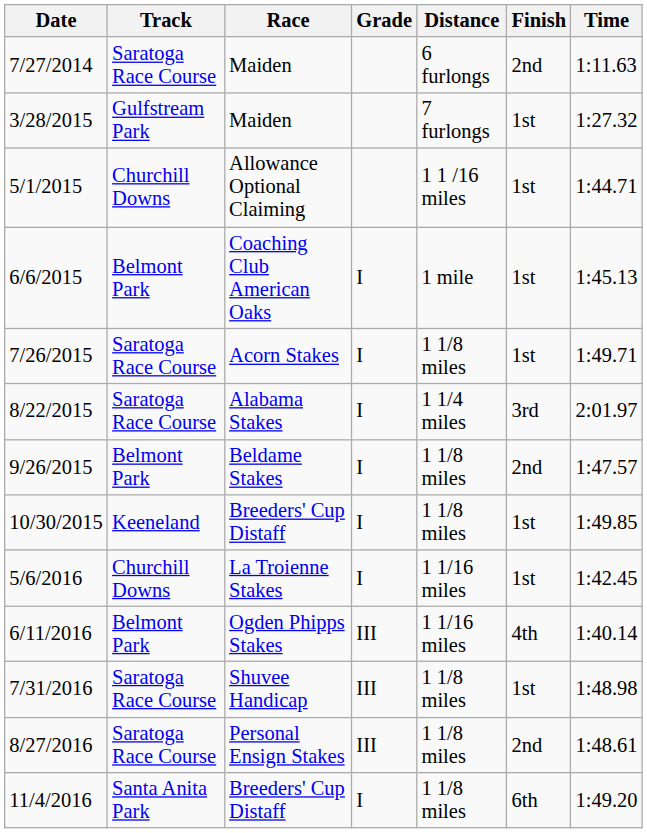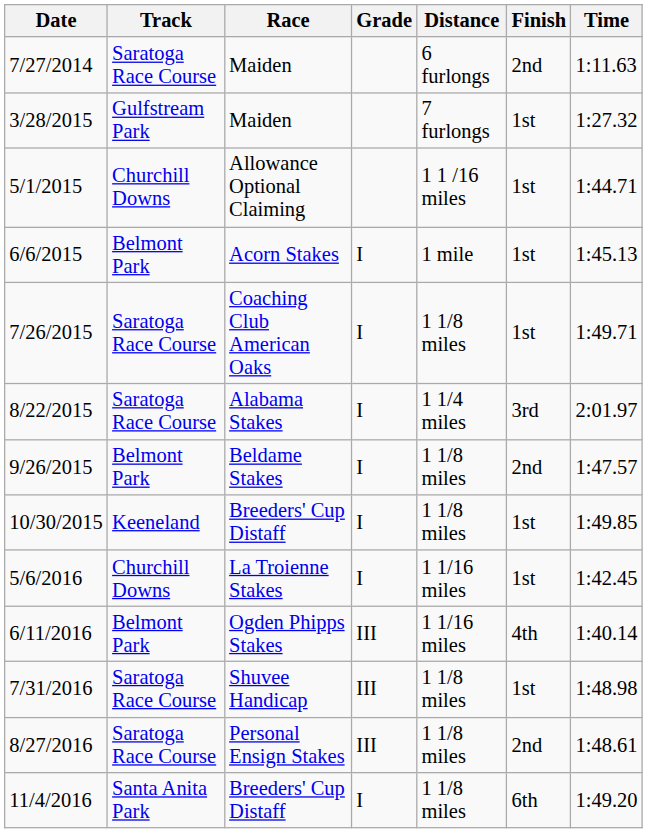(269, 277) Coaching Club American Oaks -> (284, 254) Acorn Stakes
(284, 355) Acorn Stakes -> (269, 332) Coaching Club American Oaks
